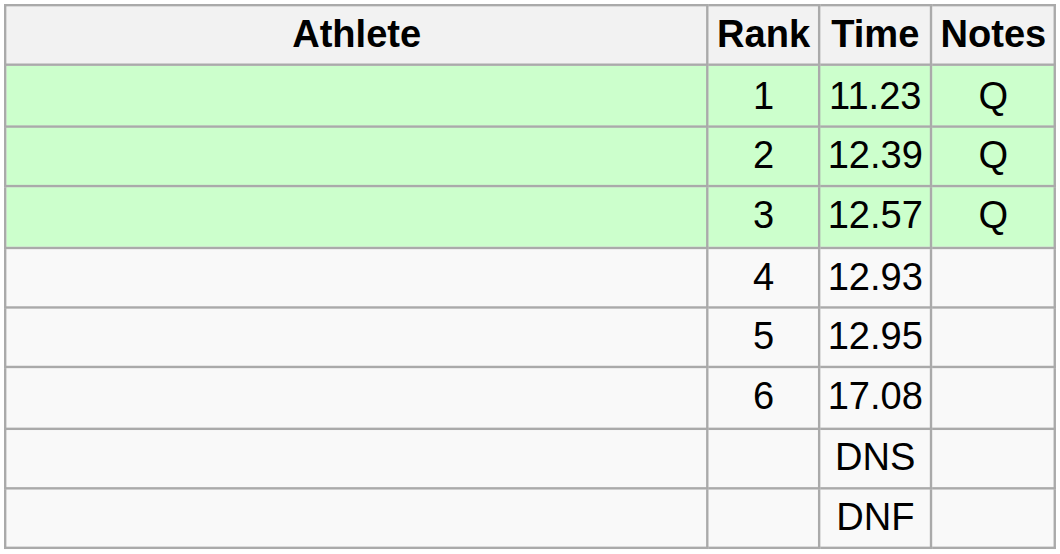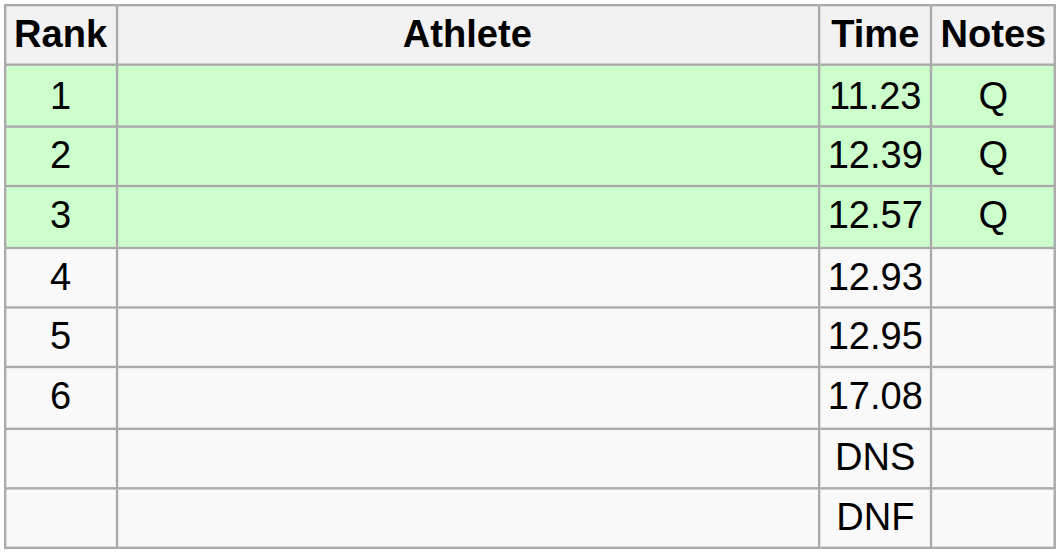columns swapped: (764, 34) <-> (357, 34)
